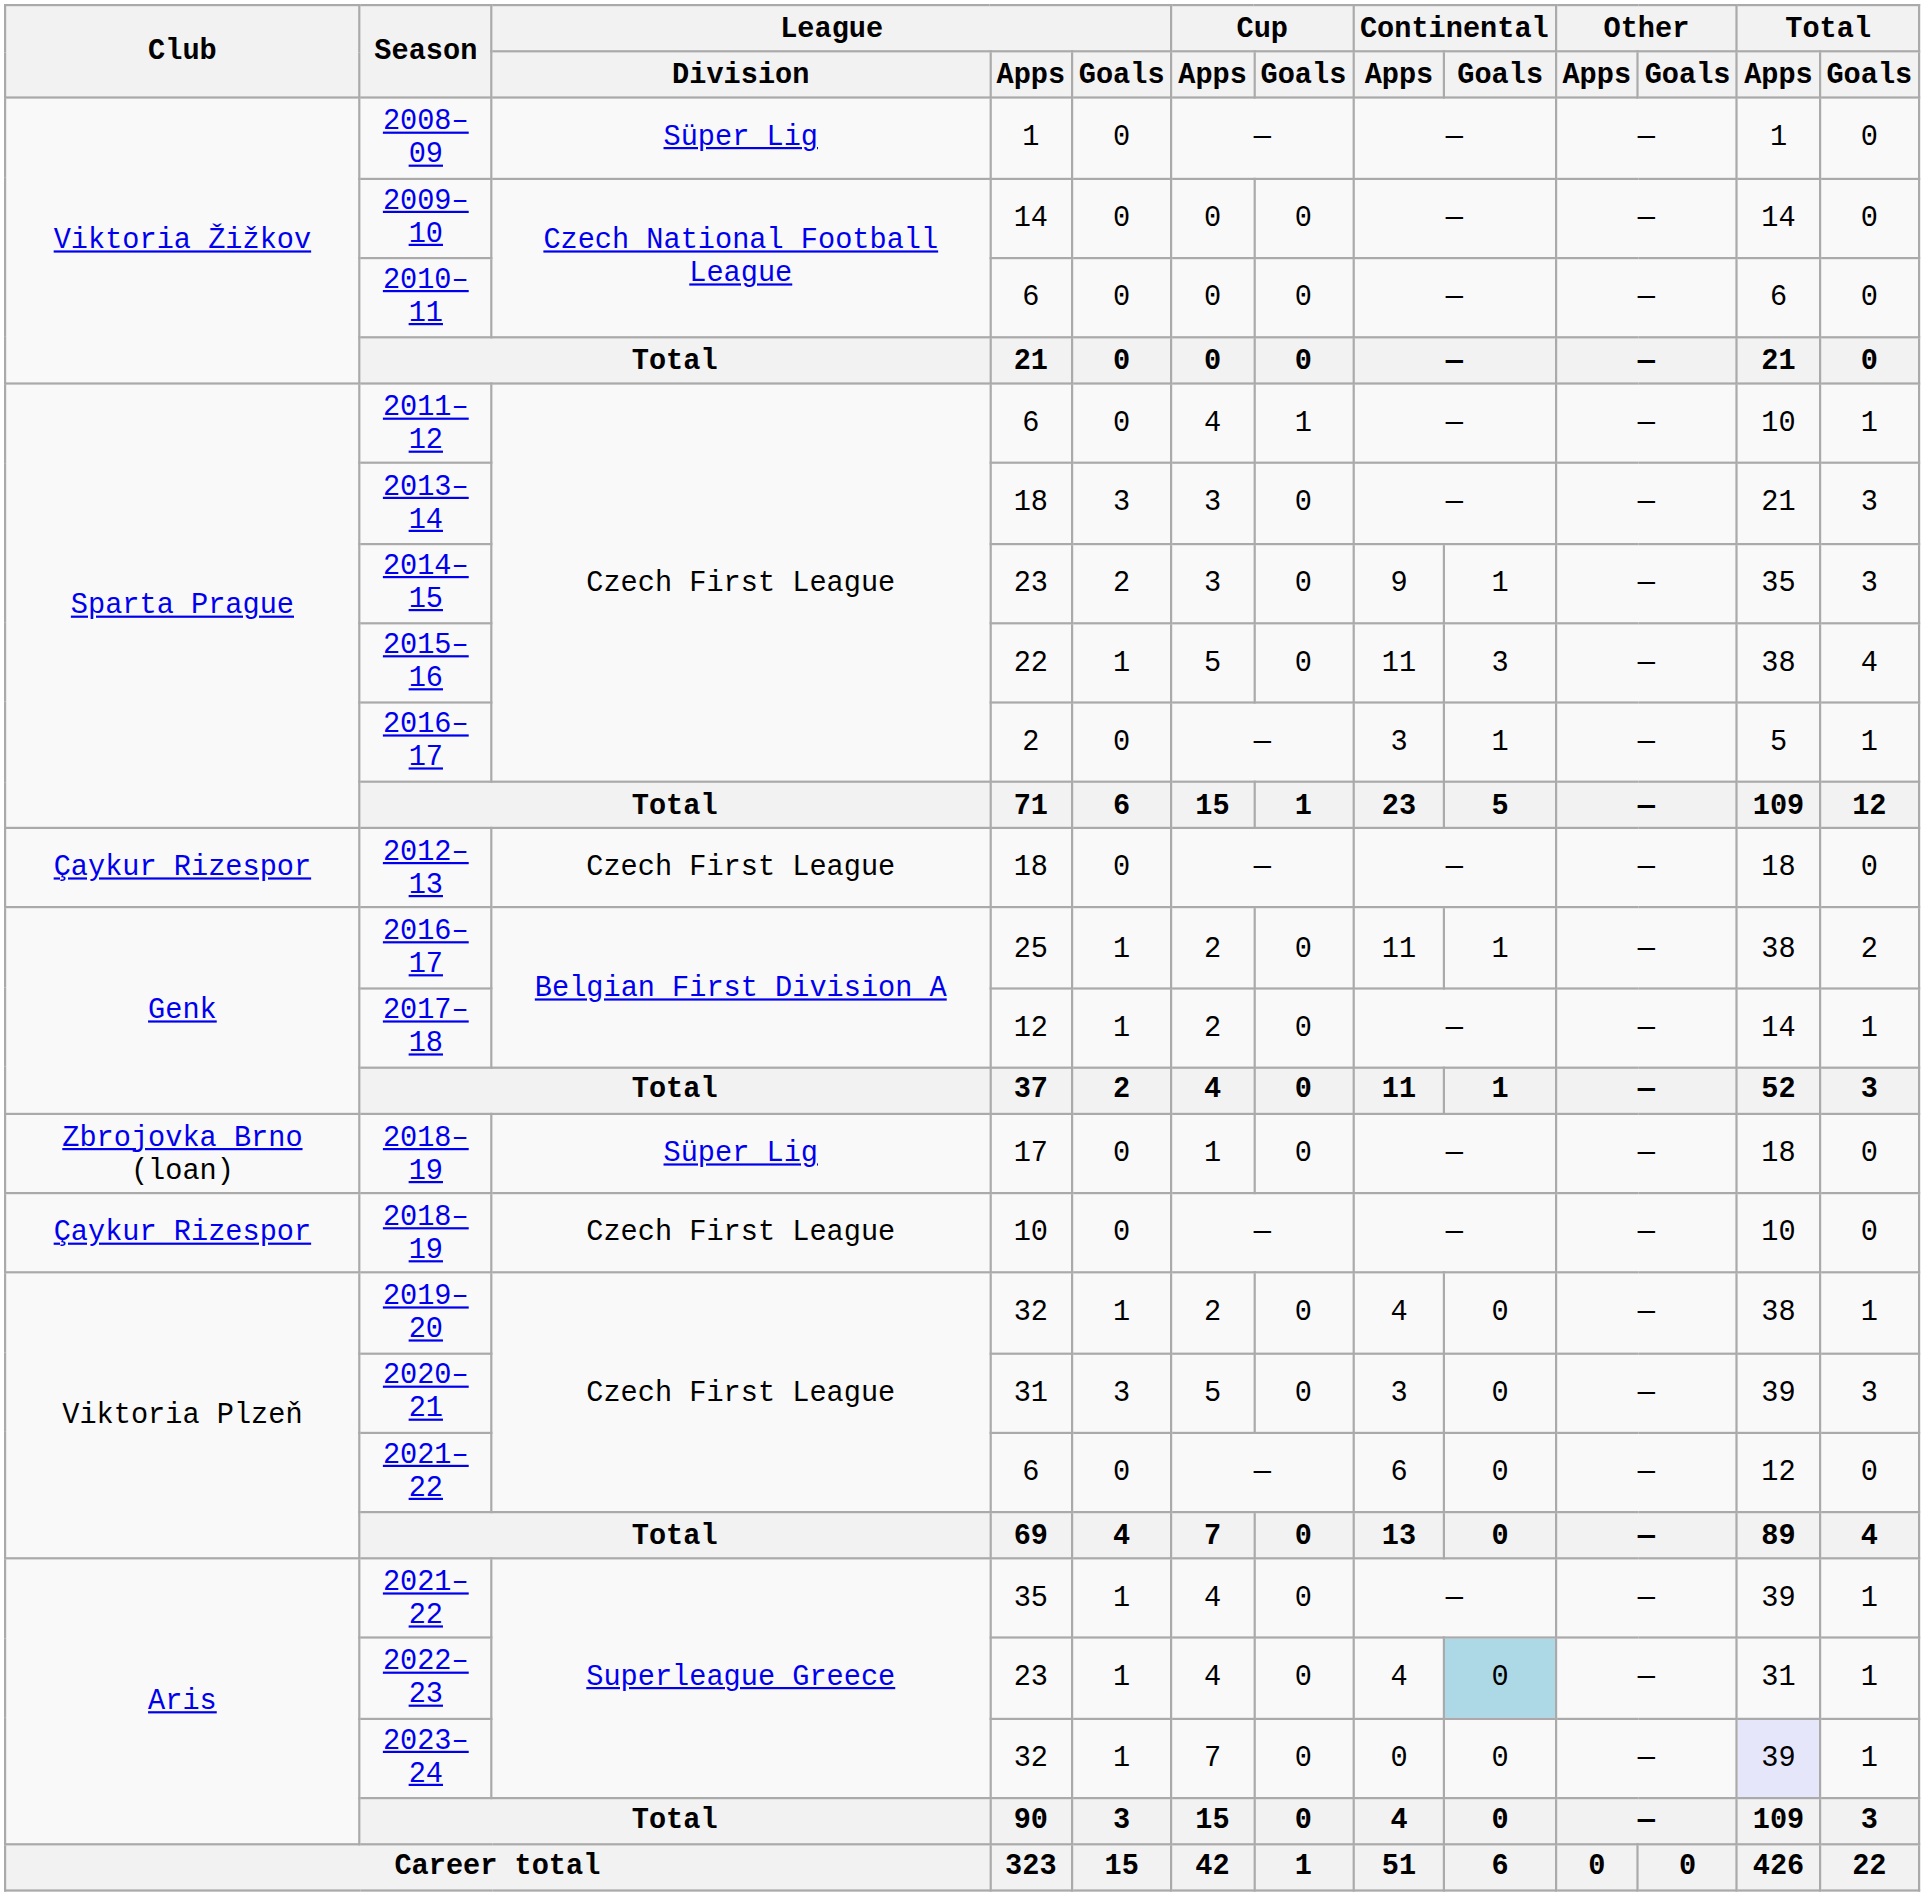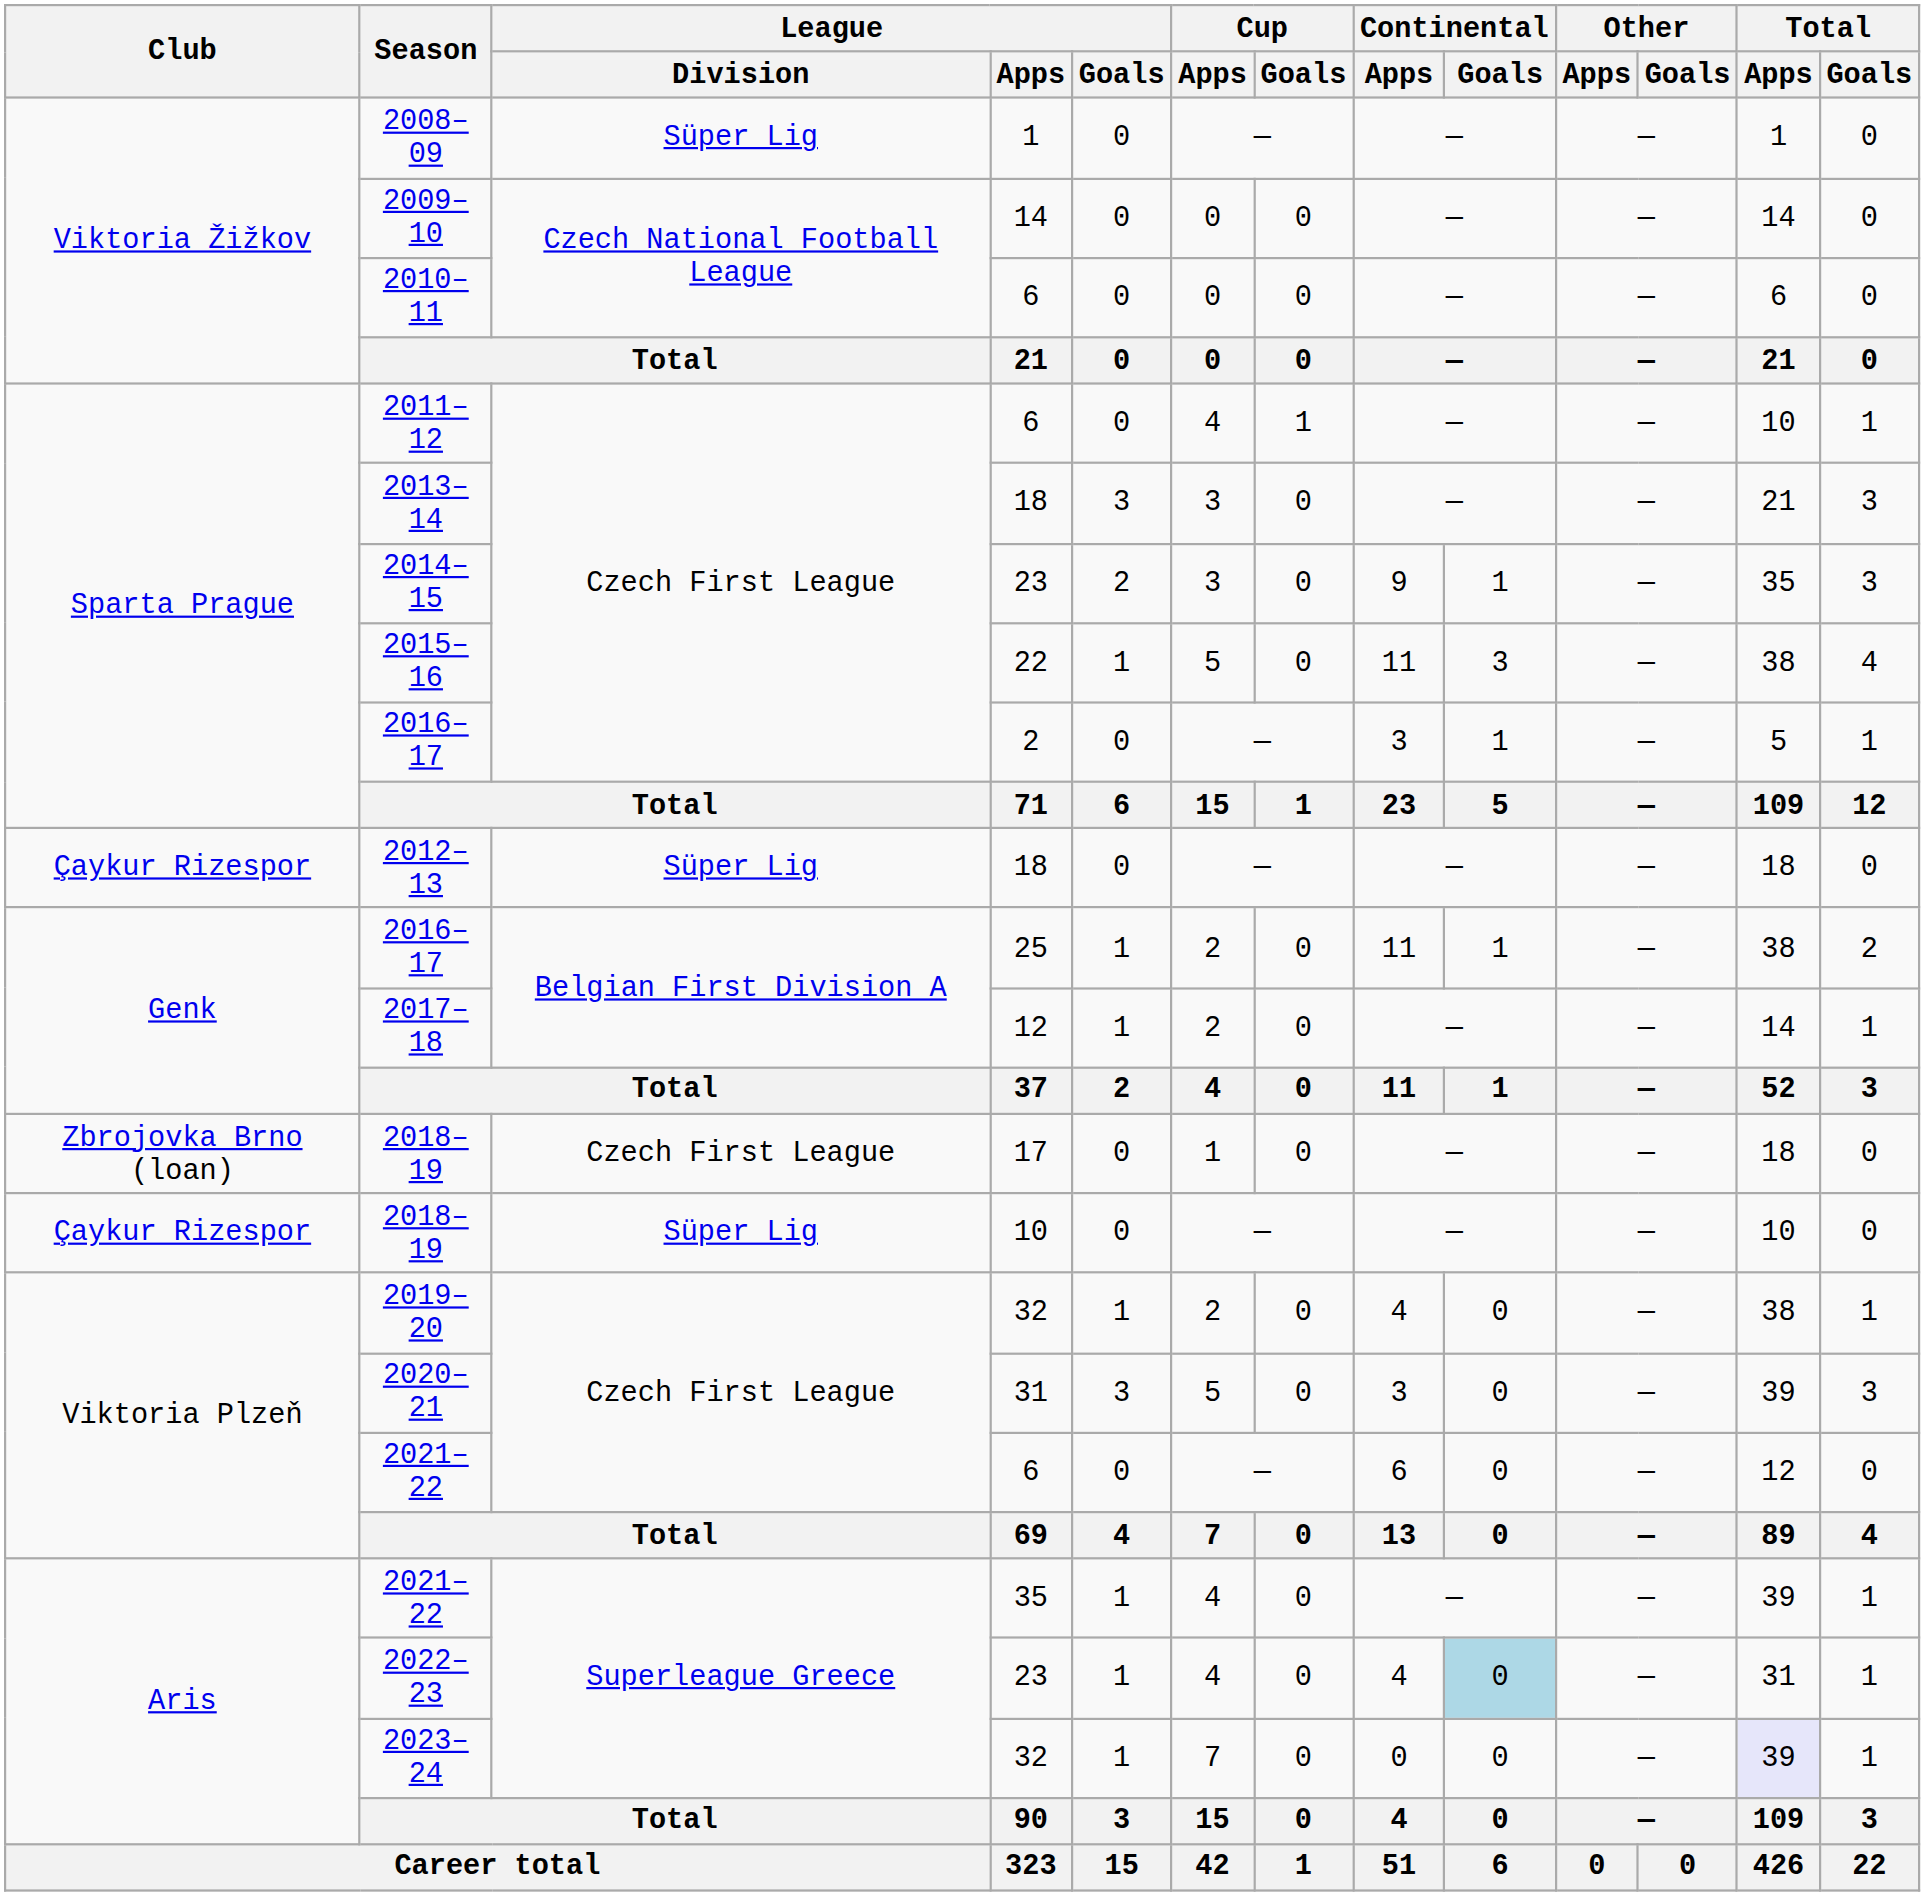(741, 868) Czech First League -> (741, 868) Süper Lig
(741, 1154) Süper Lig -> (741, 1154) Czech First League
(741, 1233) Czech First League -> (741, 1233) Süper Lig
